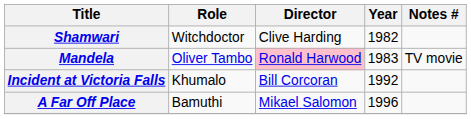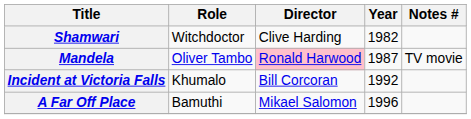(383, 59) 1983 -> (383, 59) 1987
